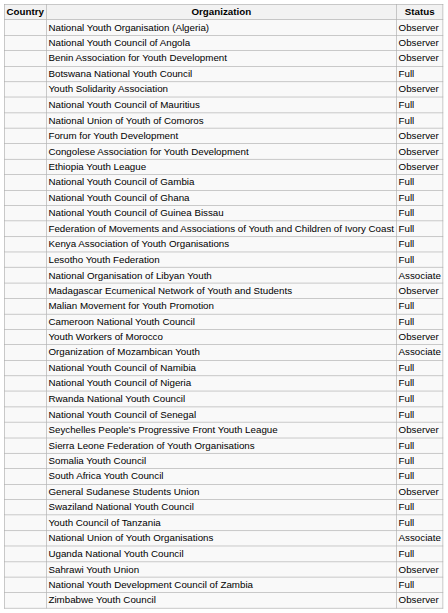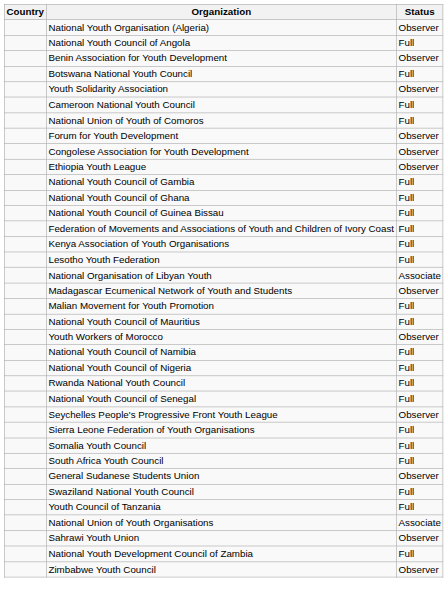(419, 43) Observer -> (406, 43) Full
rows swapped: (122, 321) <-> (124, 105)
- row: (124, 352)
- row: (116, 553)
